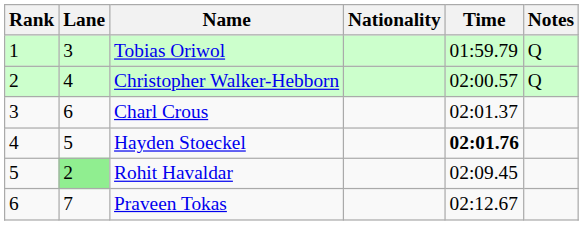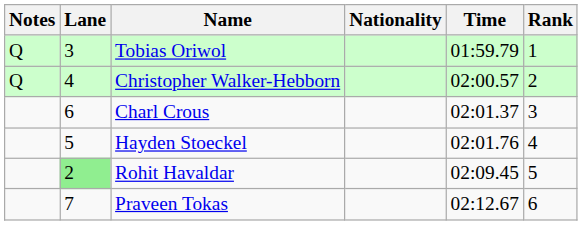columns swapped: (32, 19) <-> (551, 19)
(484, 142) bold -> (485, 142) normal
